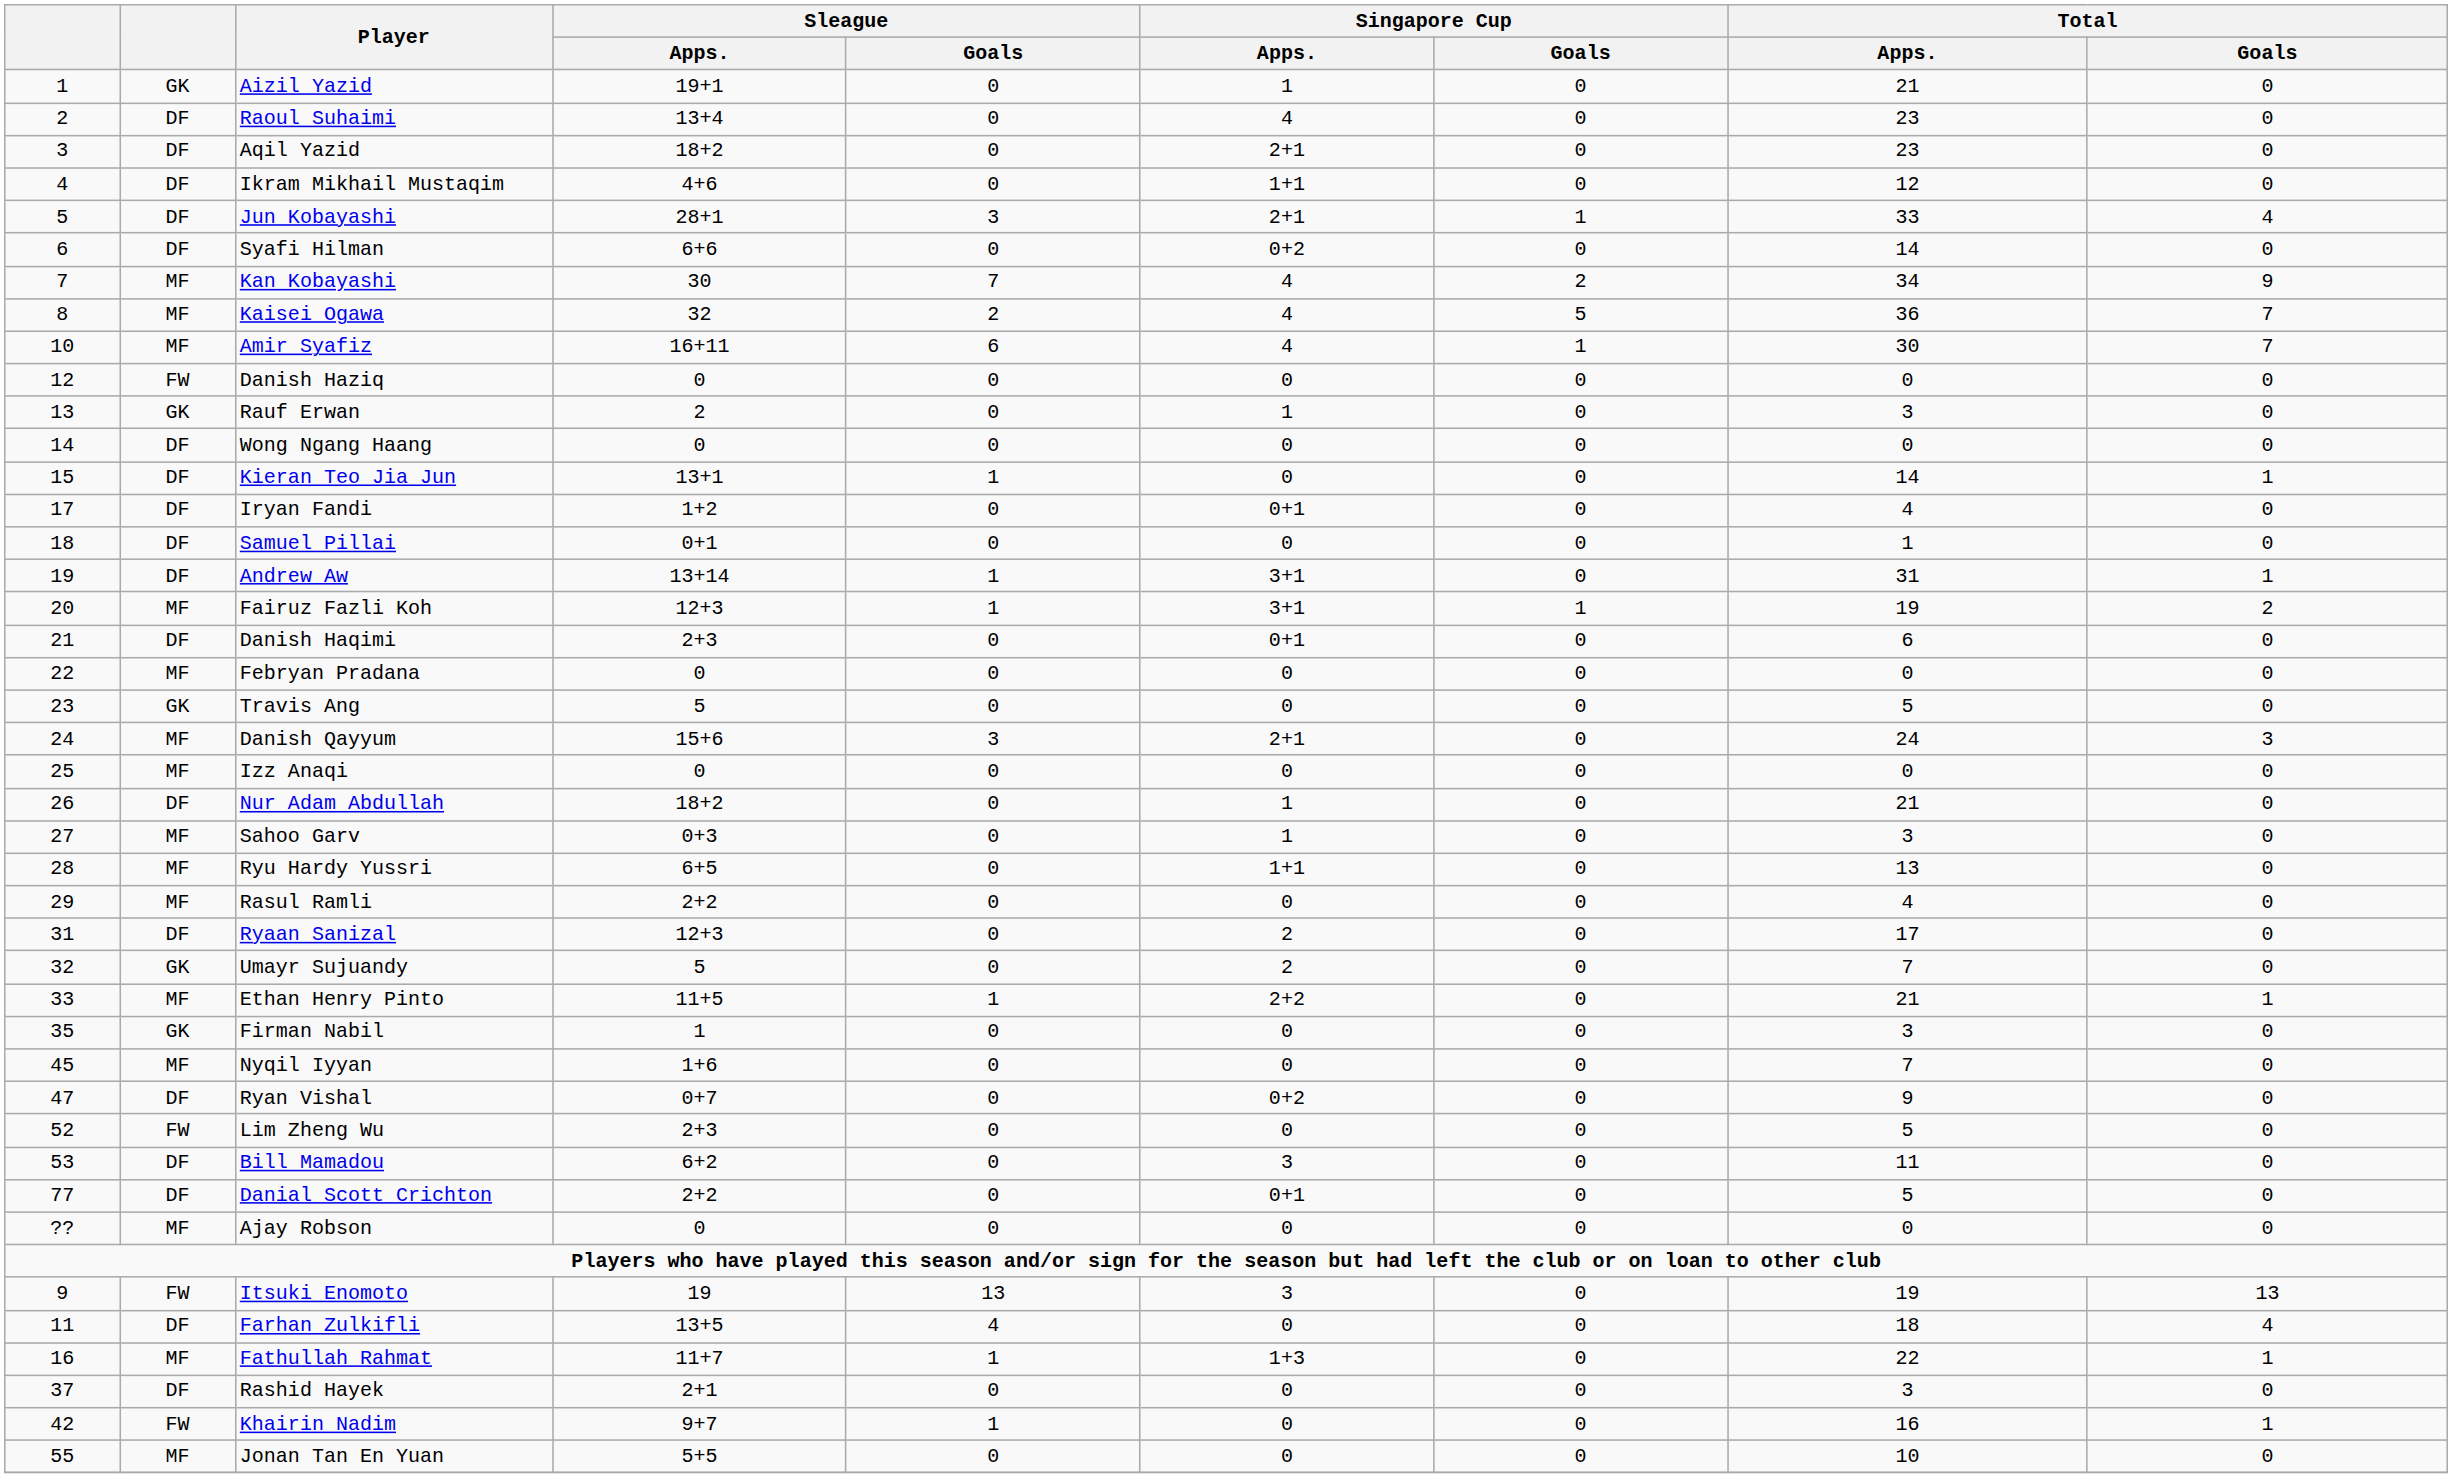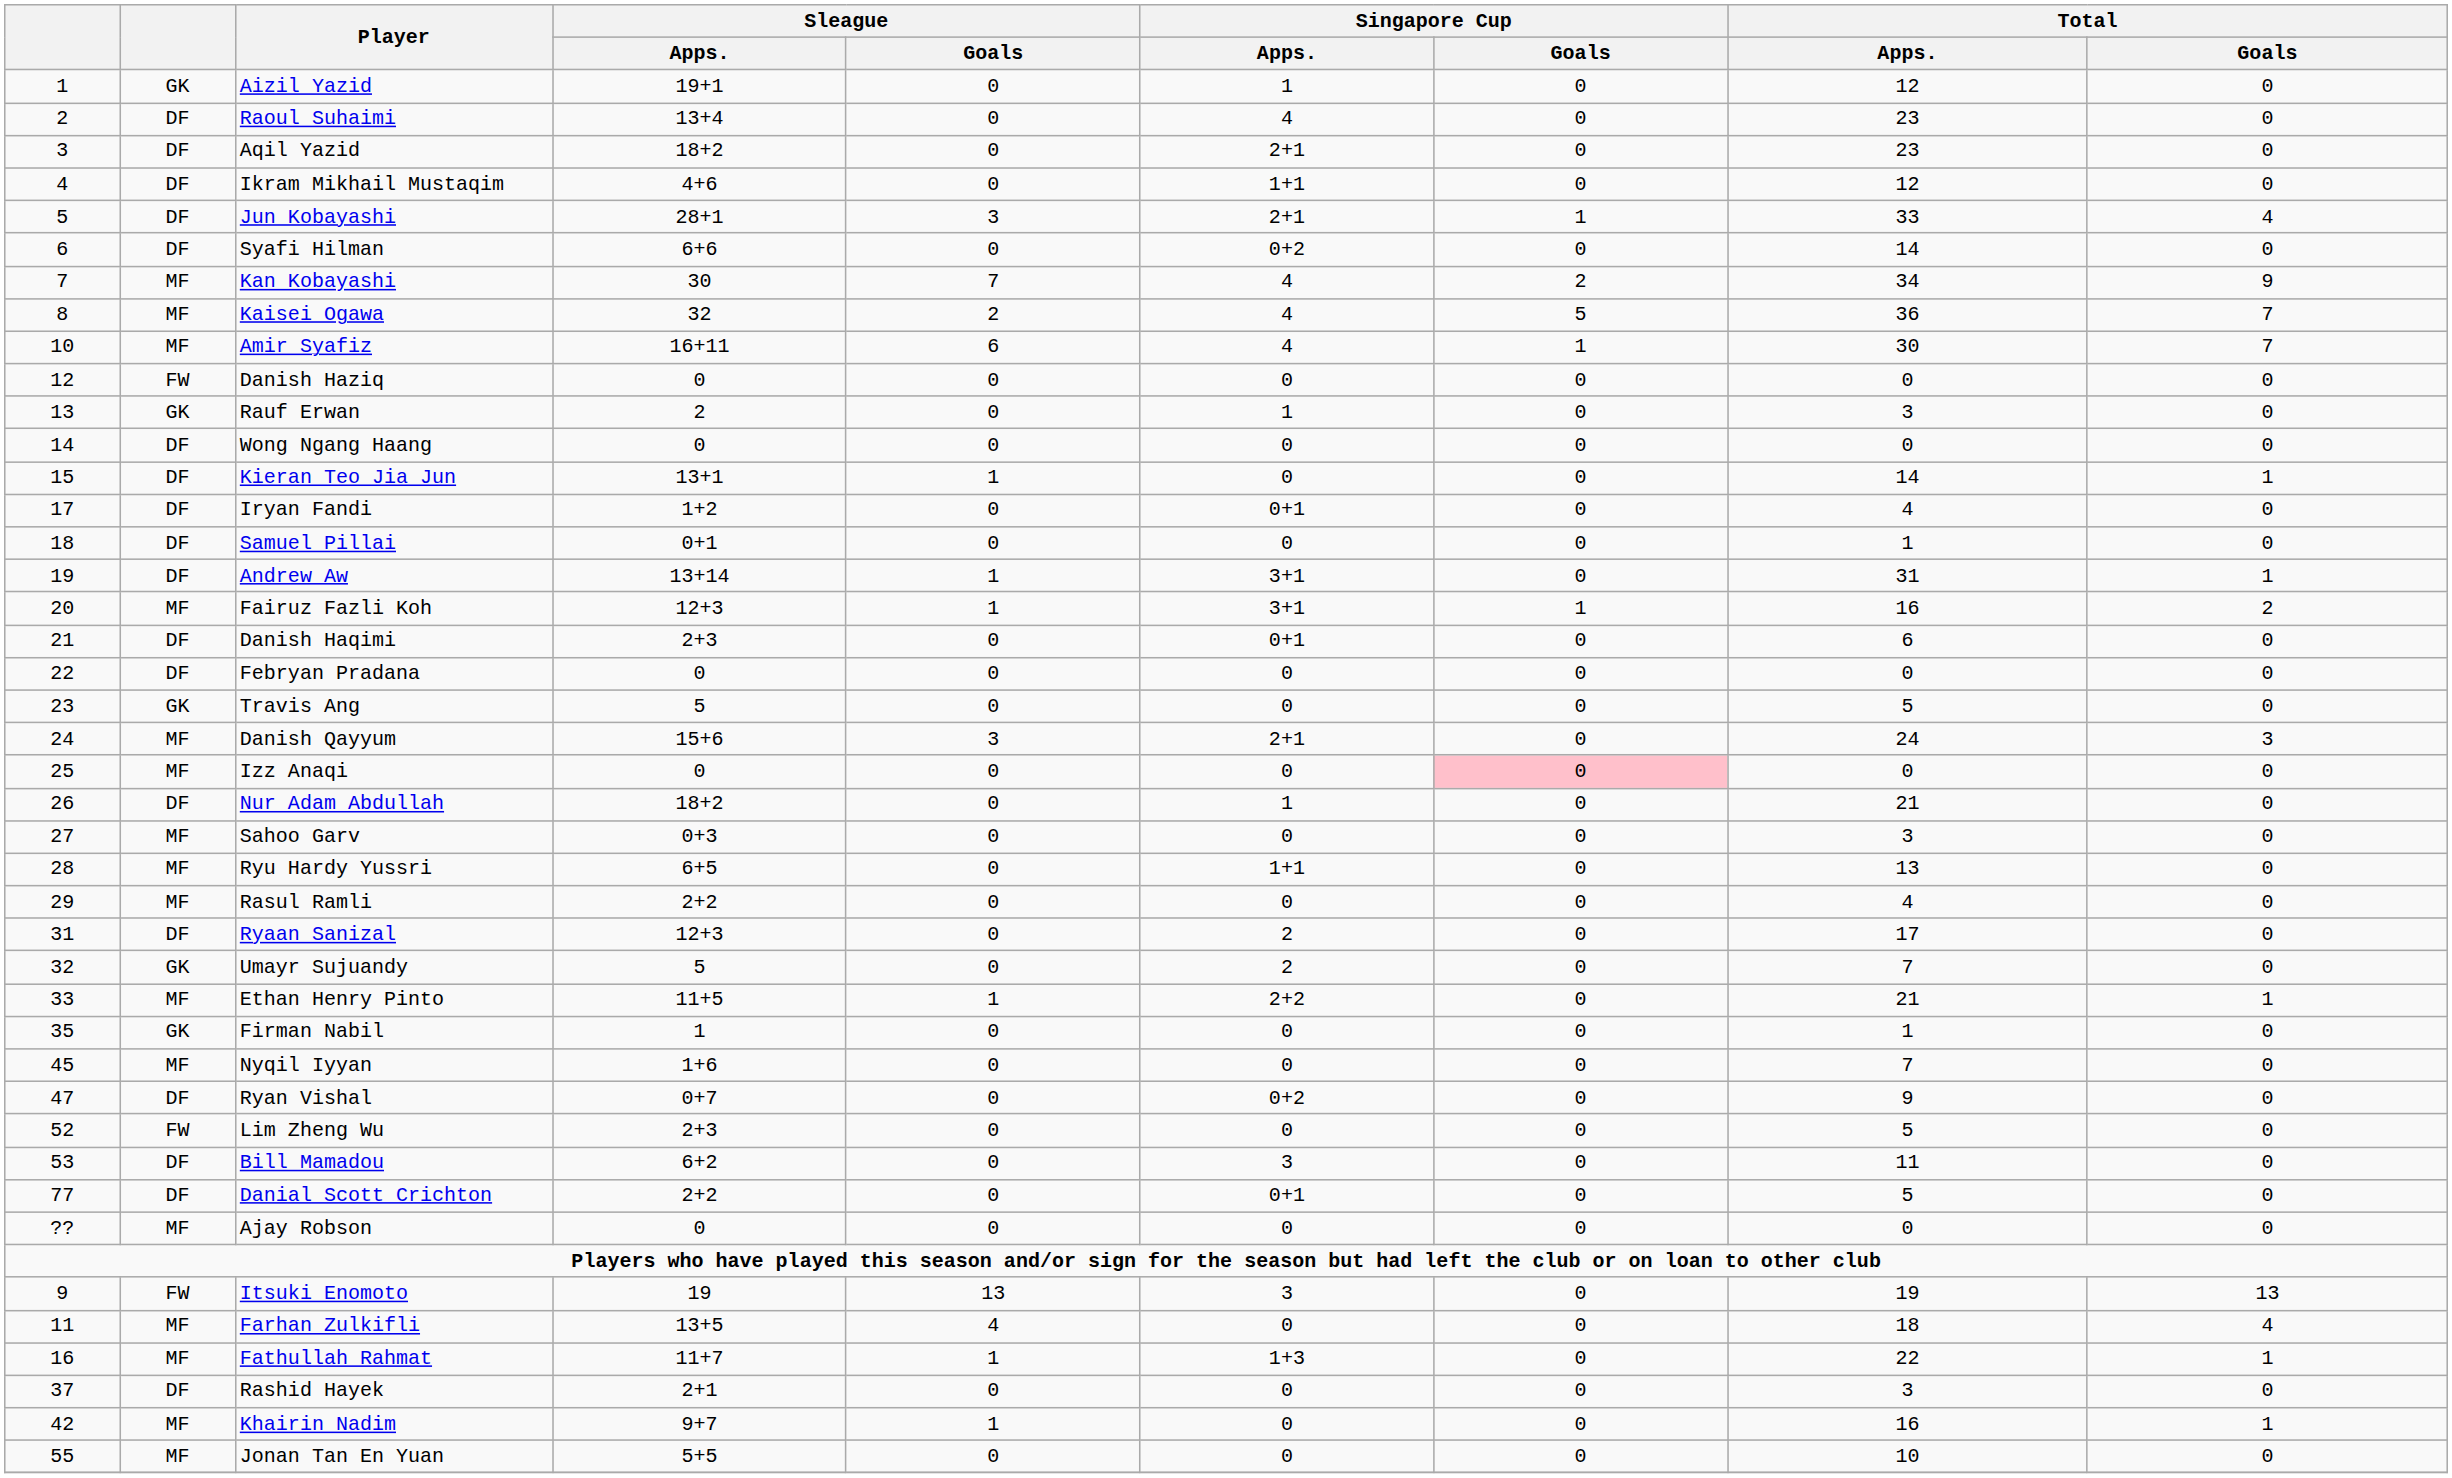(1907, 86) 21 -> (1907, 86) 12
(1907, 608) 19 -> (1907, 608) 16
(177, 674) MF -> (177, 674) DF
(1581, 772) no background -> (1581, 772) pink background
(1287, 837) 1 -> (1287, 837) 0
(1907, 1033) 3 -> (1907, 1033) 1
(177, 1326) DF -> (177, 1326) MF
(177, 1424) FW -> (177, 1424) MF
